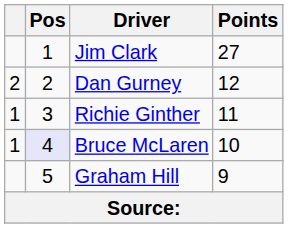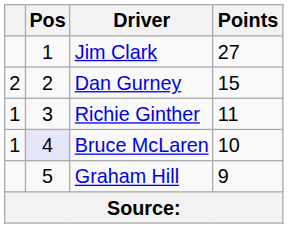(229, 83) 12 -> (229, 83) 15
